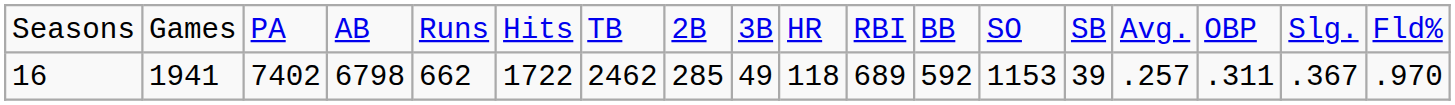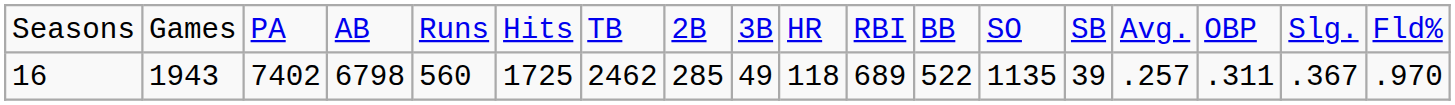(184, 77) 1941 -> (184, 77) 1943
(445, 77) 662 -> (445, 77) 560
(538, 77) 1722 -> (538, 77) 1725
(947, 77) 592 -> (947, 77) 522
(1022, 77) 1153 -> (1022, 77) 1135
